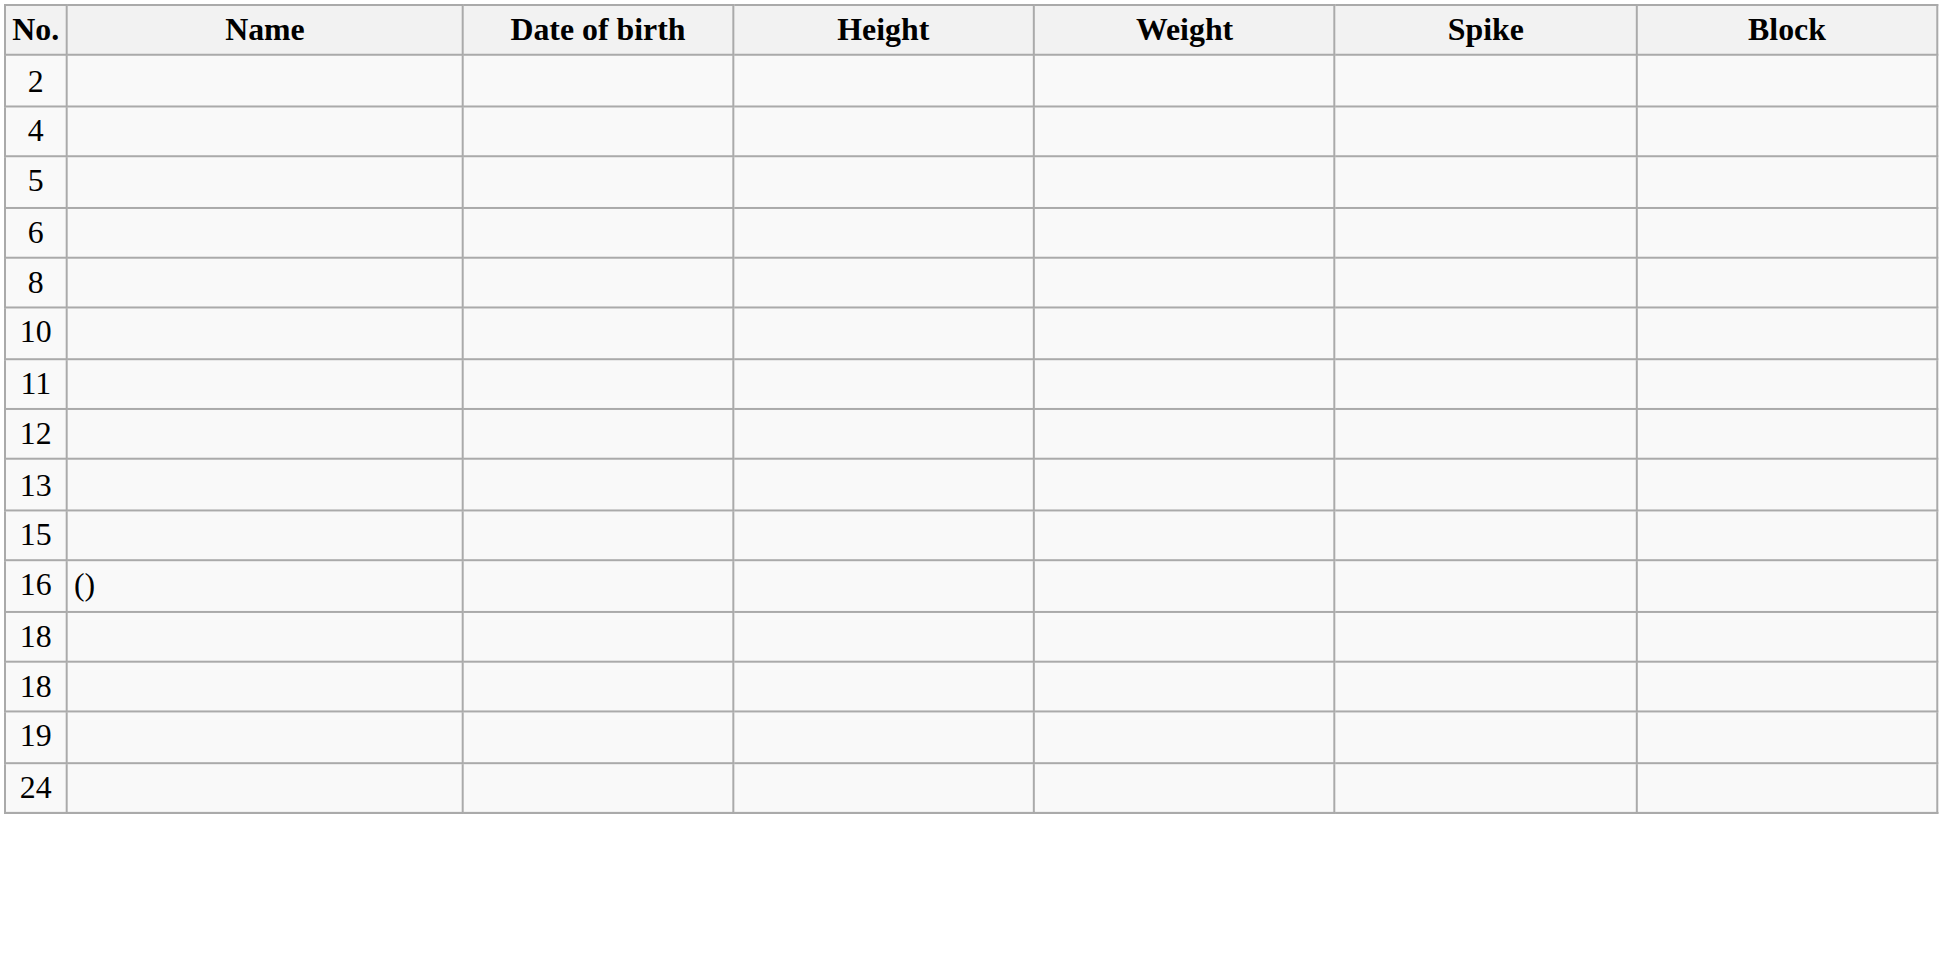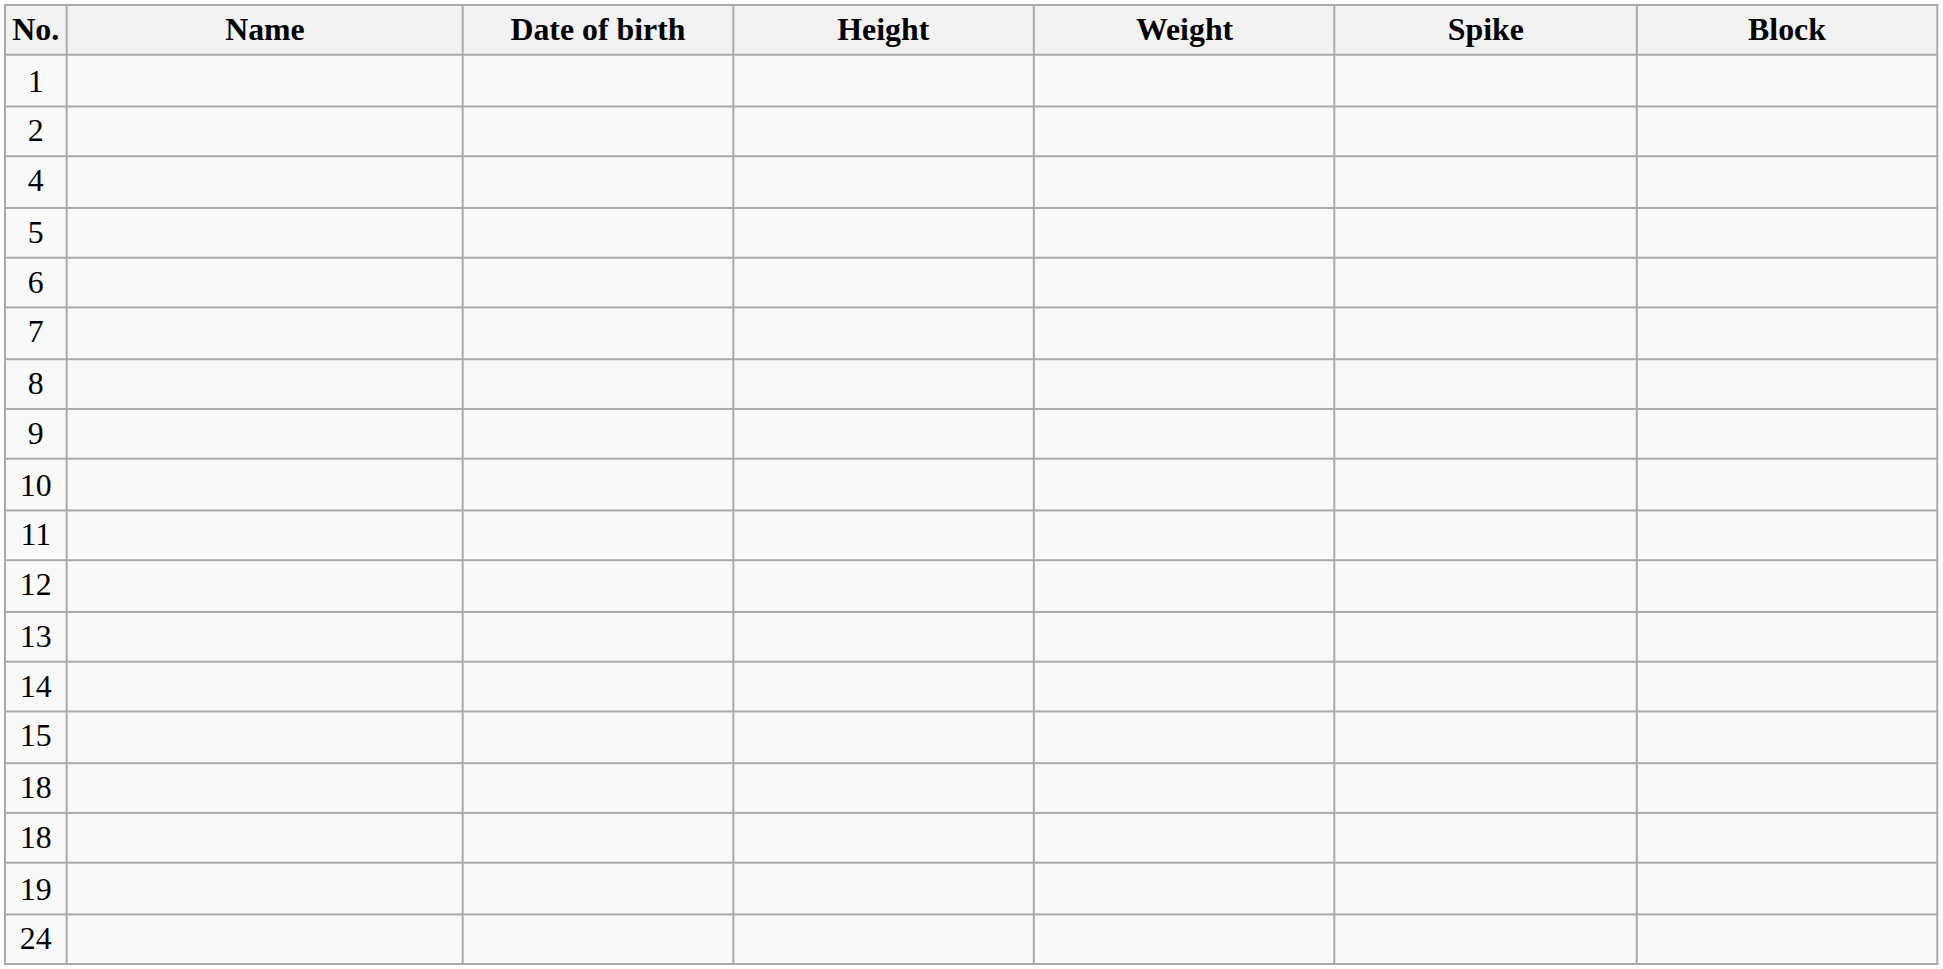+ row: (36, 80)
+ row: (36, 332)
+ row: (36, 433)
+ row: (36, 686)
- row: (36, 585)
